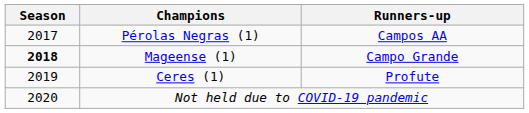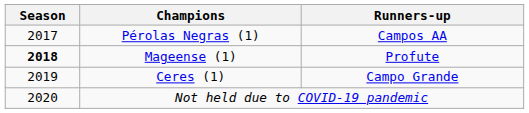(412, 56) Campo Grande -> (412, 56) Profute
(412, 77) Profute -> (412, 77) Campo Grande
